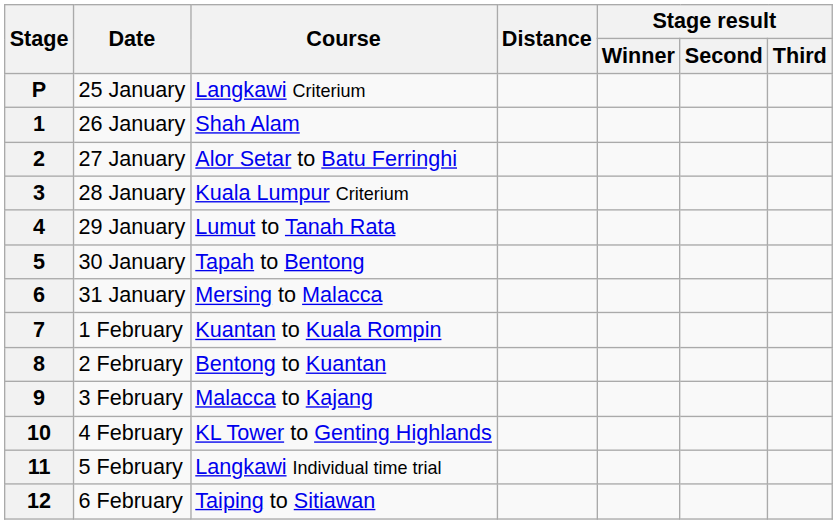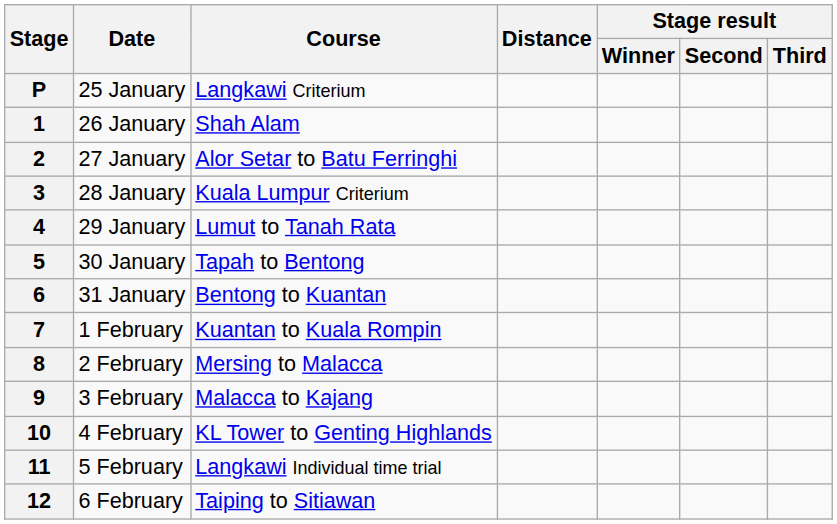(289, 295) Mersing to Malacca -> (291, 295) Bentong to Kuantan
(291, 364) Bentong to Kuantan -> (289, 364) Mersing to Malacca
